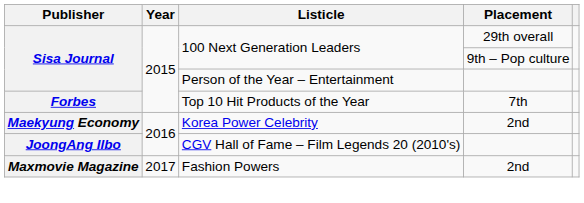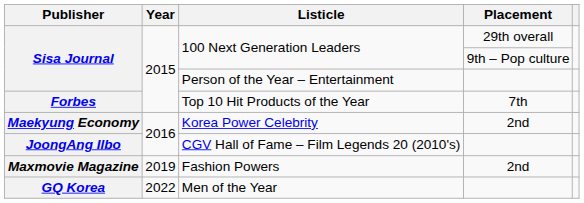(160, 166) 2017 -> (160, 166) 2019
+ row: (230, 187)
